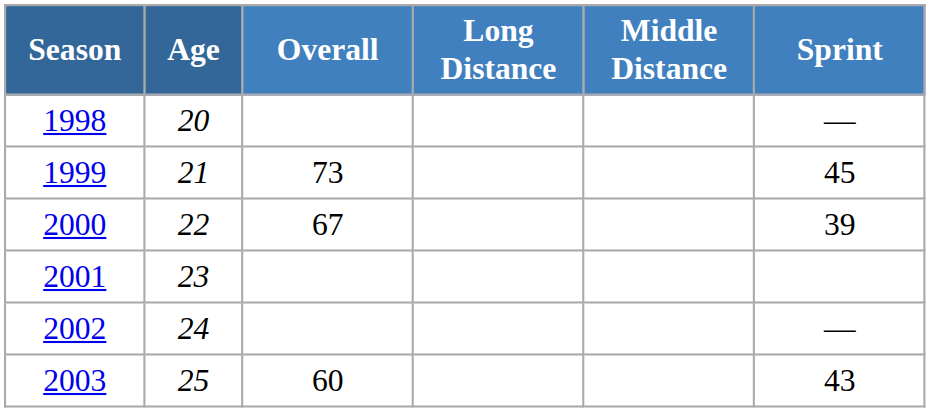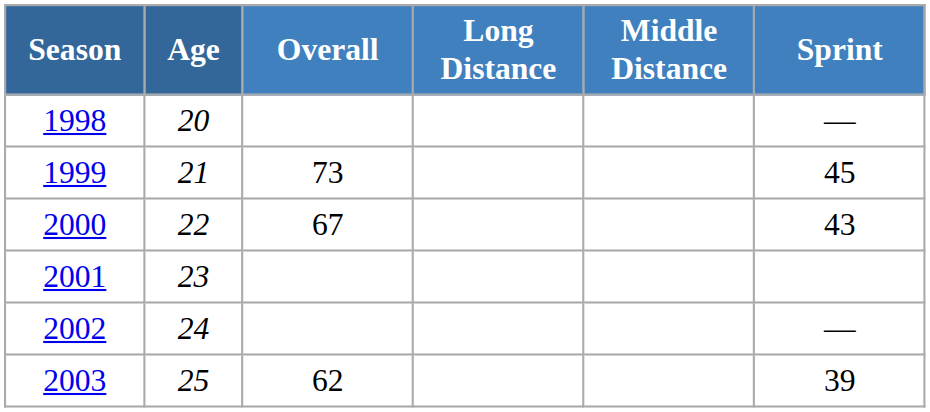(840, 224) 39 -> (840, 224) 43
(328, 380) 60 -> (328, 380) 62
(840, 380) 43 -> (840, 380) 39
